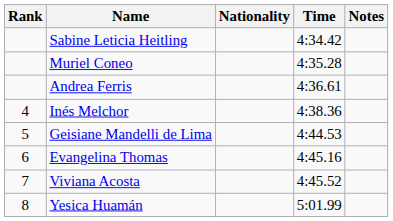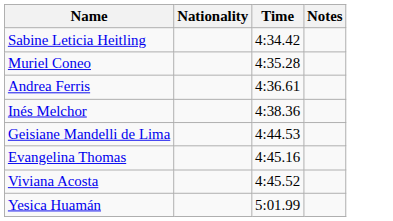- column: (25, 16)
